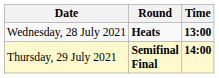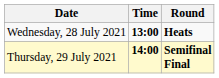columns swapped: (198, 13) <-> (155, 13)
